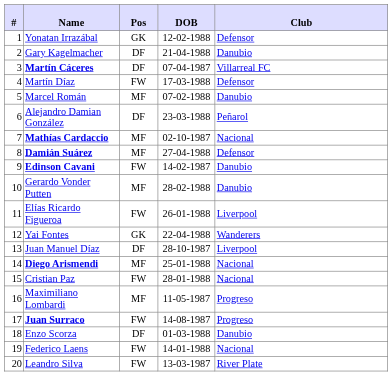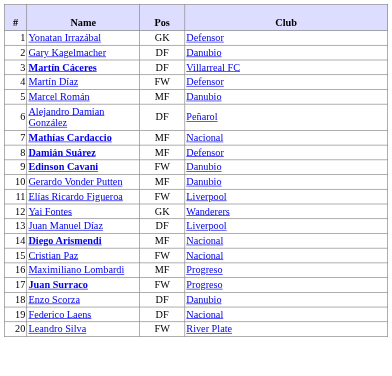- column: (186, 23)
(138, 349) FW -> (162, 314) DF
